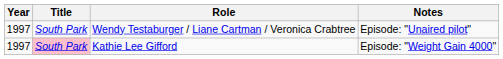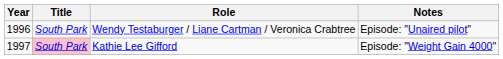(19, 29) 1997 -> (19, 29) 1996
